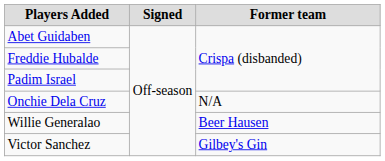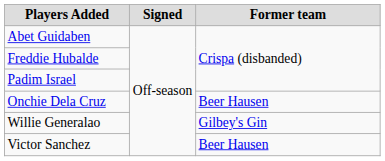(210, 101) N/A -> (234, 101) Beer Hausen
(234, 123) Beer Hausen -> (233, 123) Gilbey's Gin
(233, 144) Gilbey's Gin -> (234, 144) Beer Hausen
